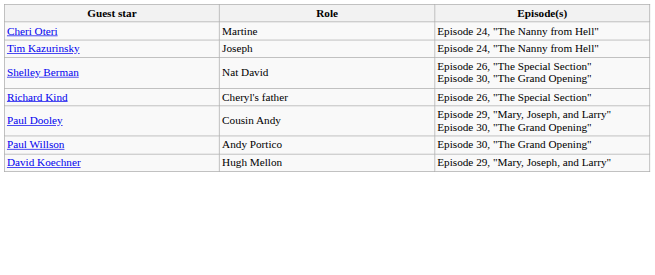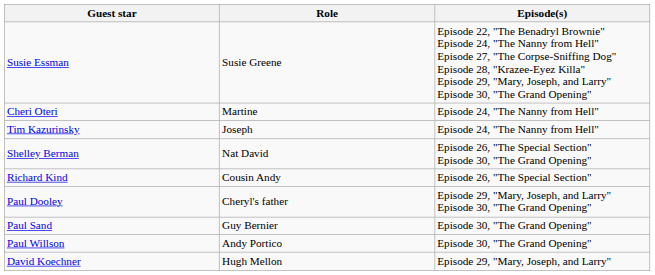+ row: (38, 62)
(255, 97) Cheryl's father -> (251, 177) Cousin Andy
(251, 121) Cousin Andy -> (255, 201) Cheryl's father
+ row: (29, 225)
